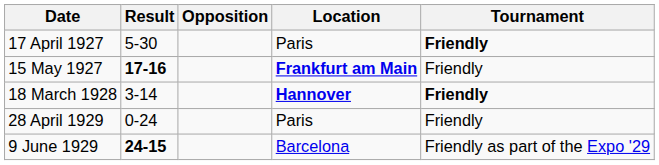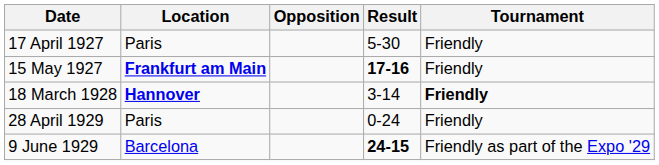columns swapped: (346, 17) <-> (150, 17)
(456, 43) bold -> (454, 43) normal
